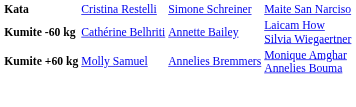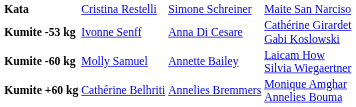+ row: (40, 32)
(123, 32) Cathérine Belhriti -> (115, 61) Molly Samuel
(115, 61) Molly Samuel -> (123, 90) Cathérine Belhriti
